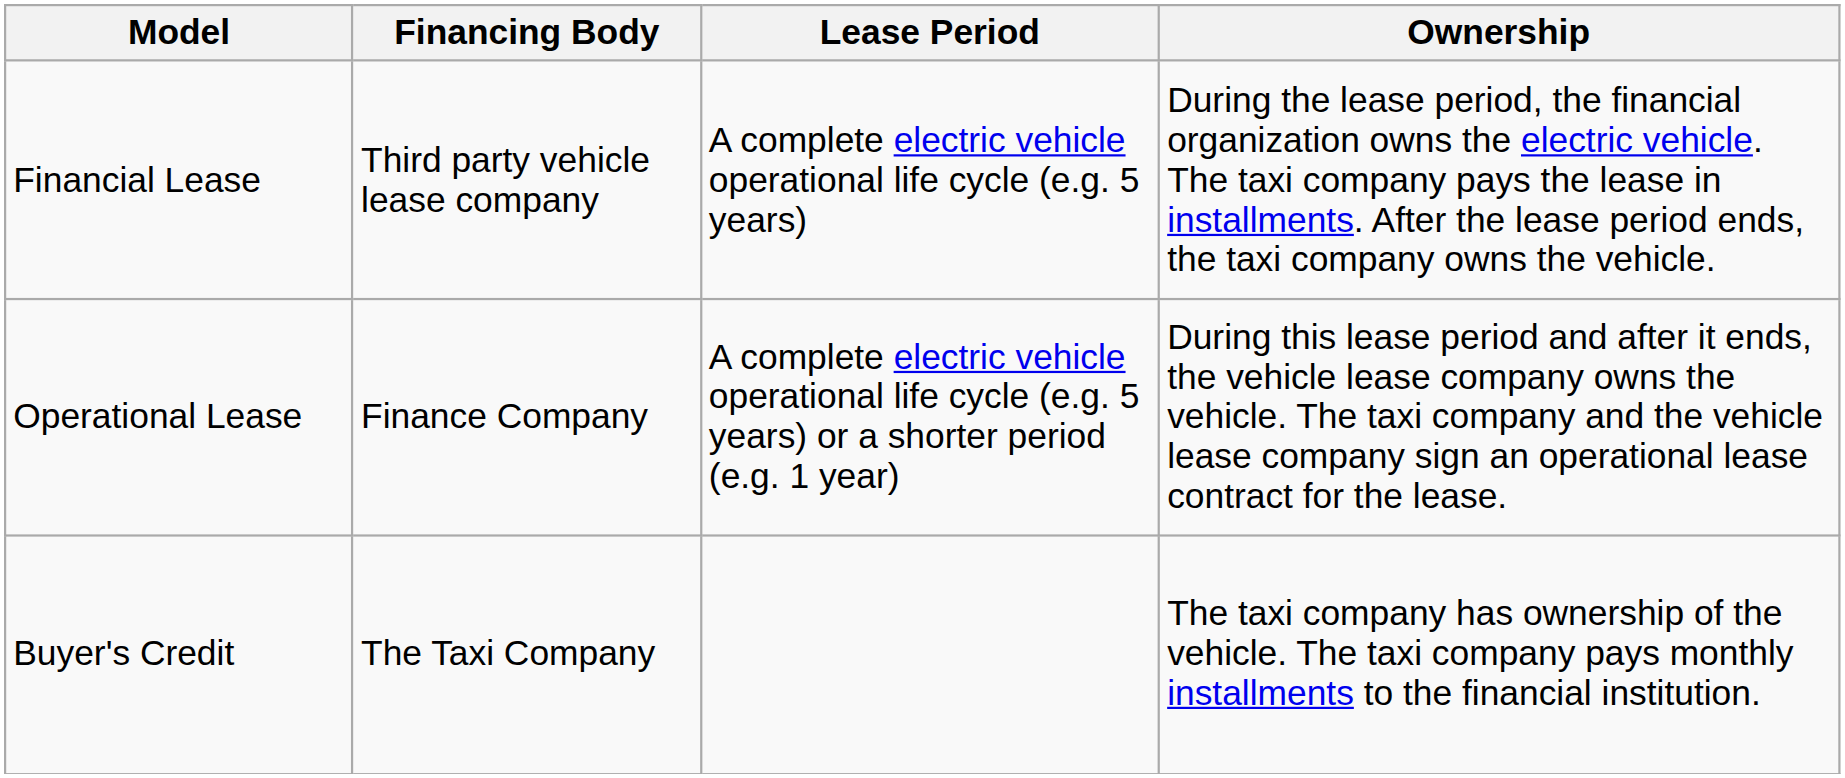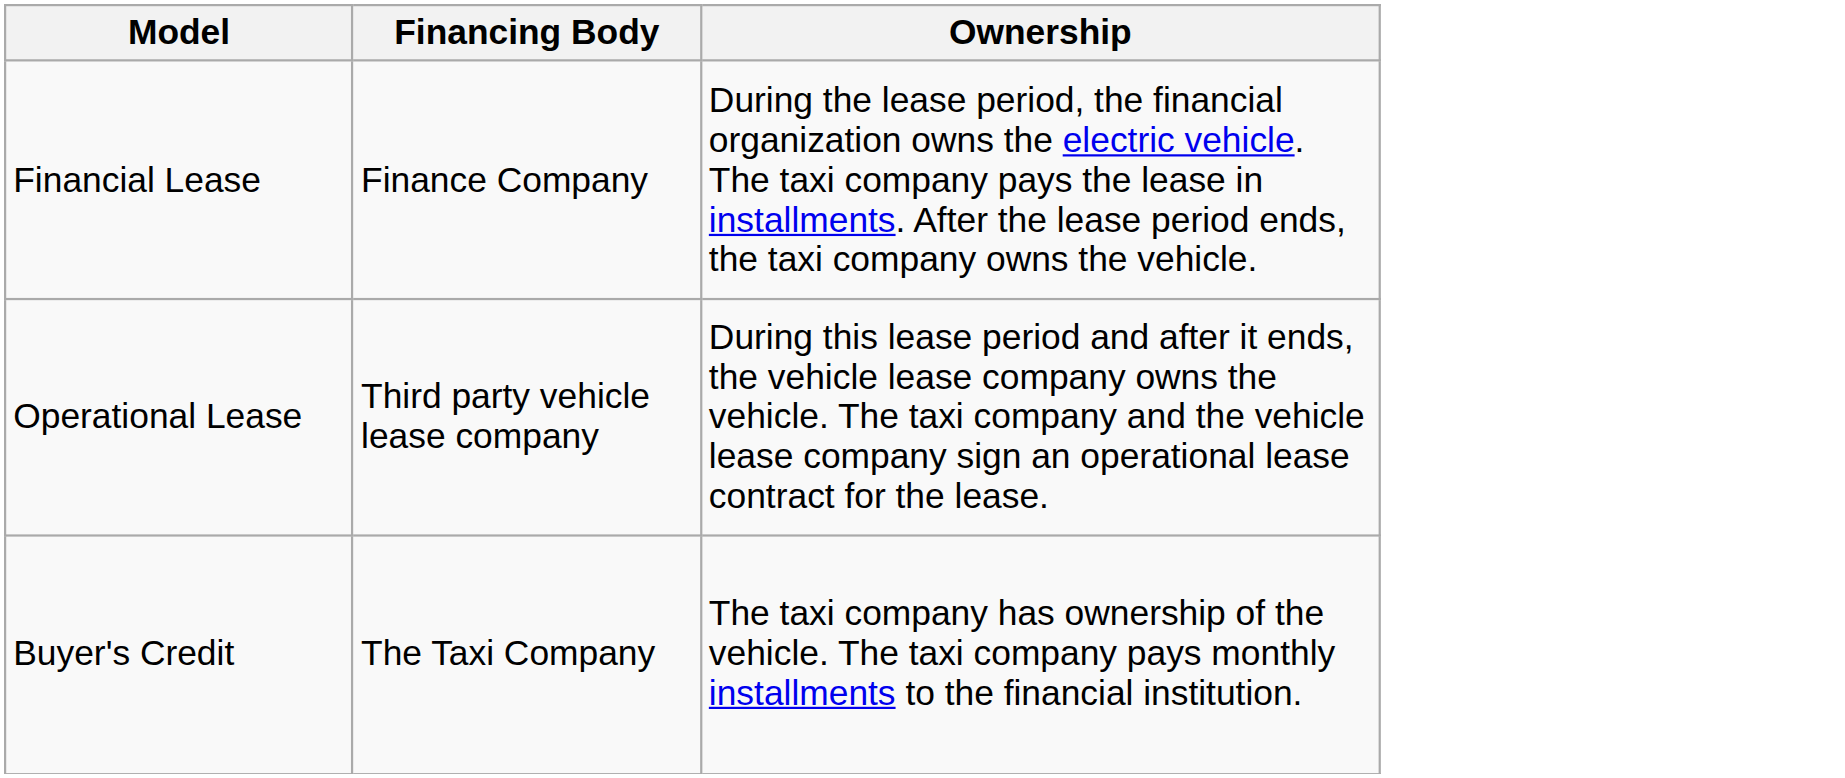- column: (930, 32)
(505, 179) Third party vehicle lease company -> (505, 179) Finance Company
(505, 416) Finance Company -> (505, 416) Third party vehicle lease company
